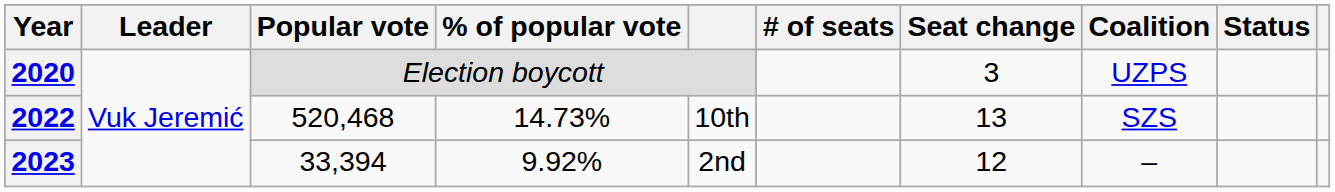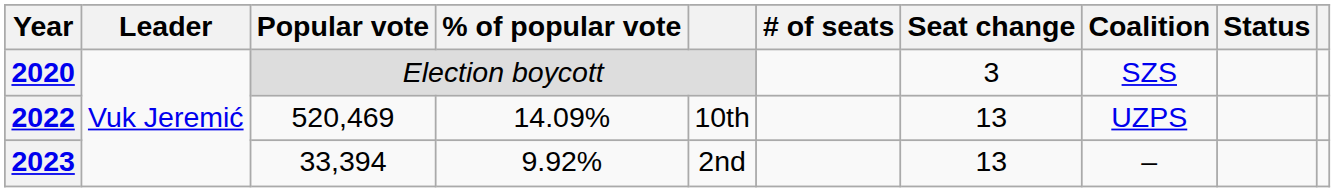(1149, 72) UZPS -> (1149, 72) SZS
(343, 117) 520,468 -> (343, 117) 520,469
(562, 117) 14.73% -> (562, 117) 14.09%
(1149, 117) SZS -> (1149, 117) UZPS
(991, 162) 12 -> (991, 162) 13
